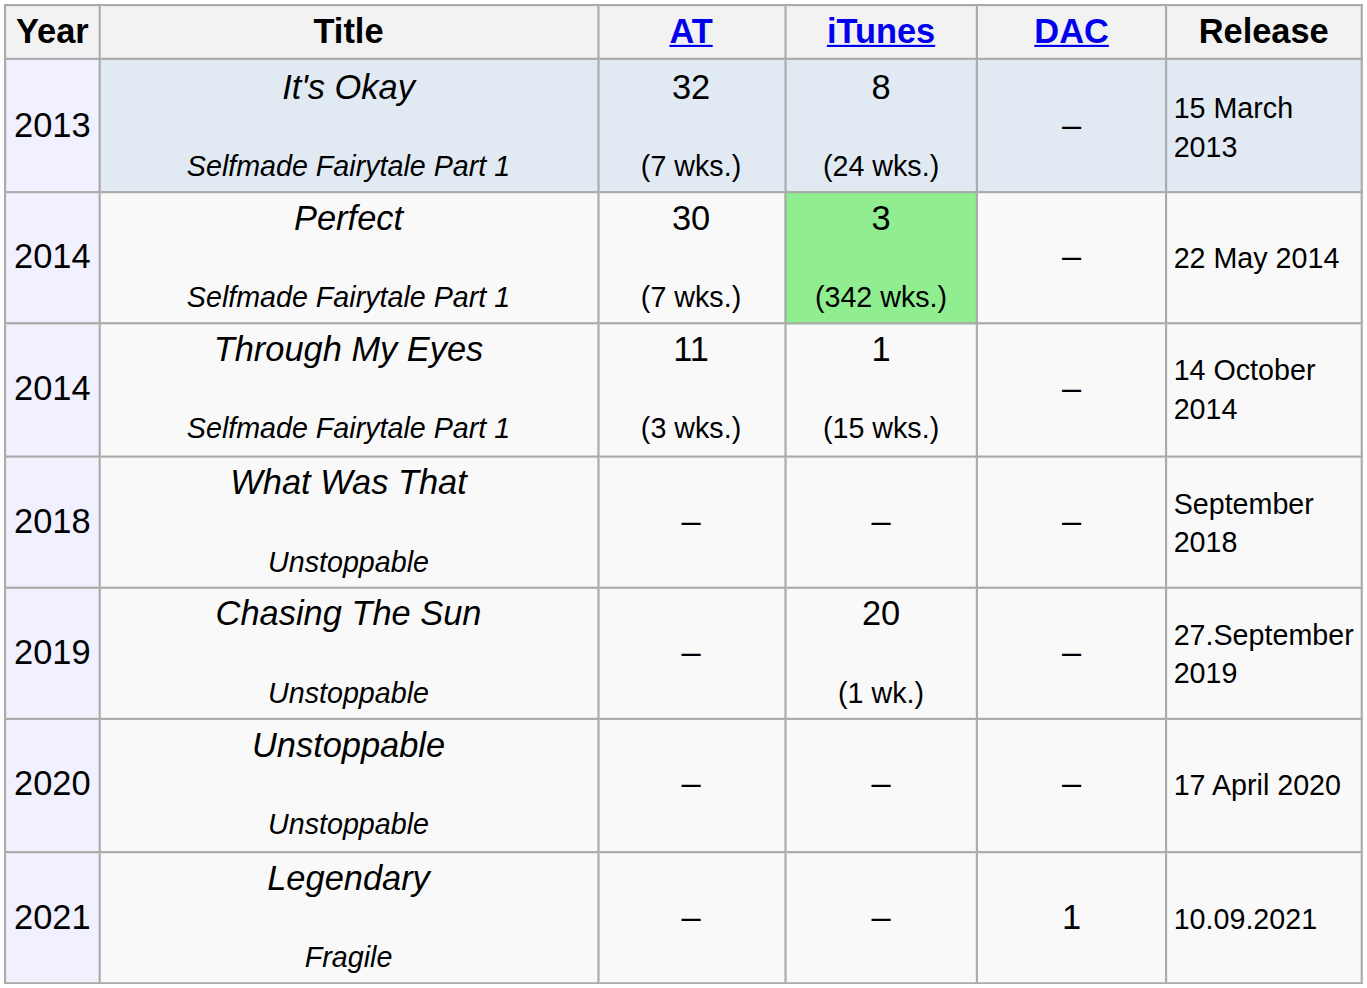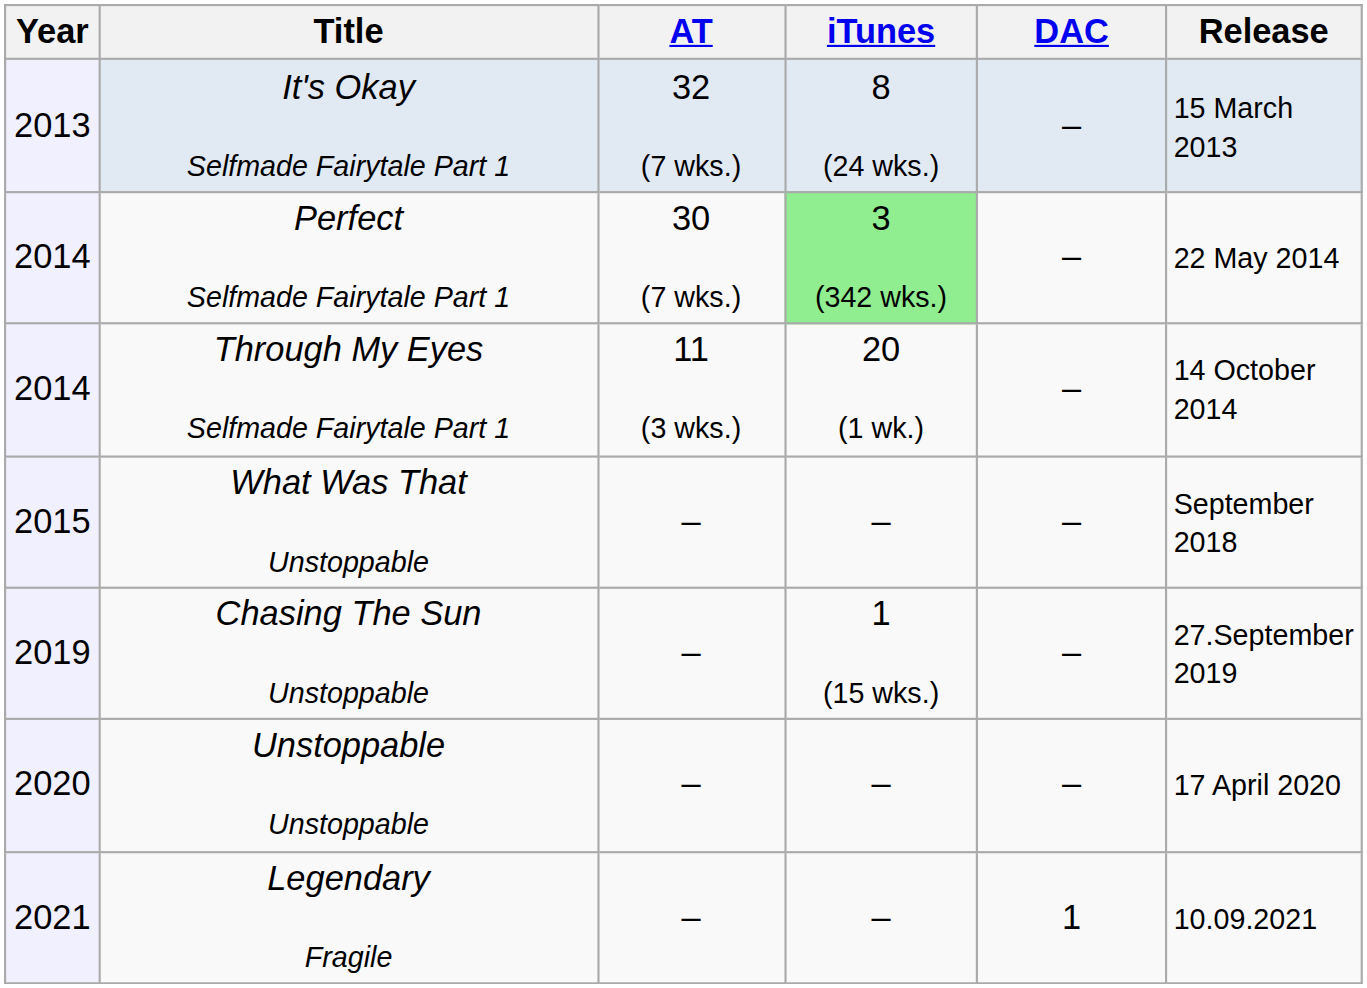(881, 388) 1 (15 wks.) -> (881, 388) 20 (1 wk.)
(52, 520) 2018 -> (52, 520) 2015
(881, 652) 20 (1 wk.) -> (881, 652) 1 (15 wks.)
